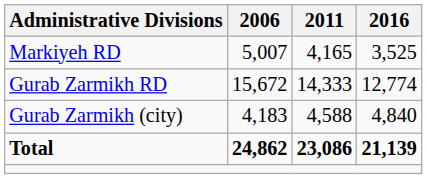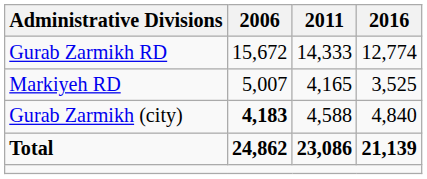rows swapped: (88, 84) <-> (65, 52)
(265, 116) normal -> (265, 116) bold
